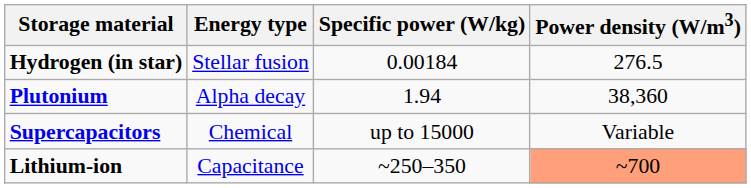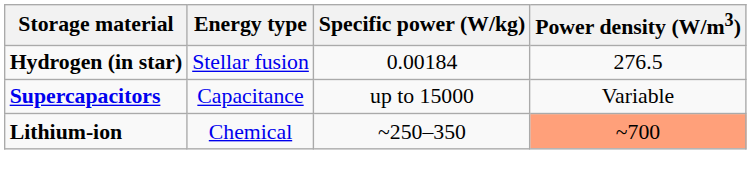- row: (59, 96)
(250, 131) Chemical -> (251, 96) Capacitance
(251, 165) Capacitance -> (250, 131) Chemical
